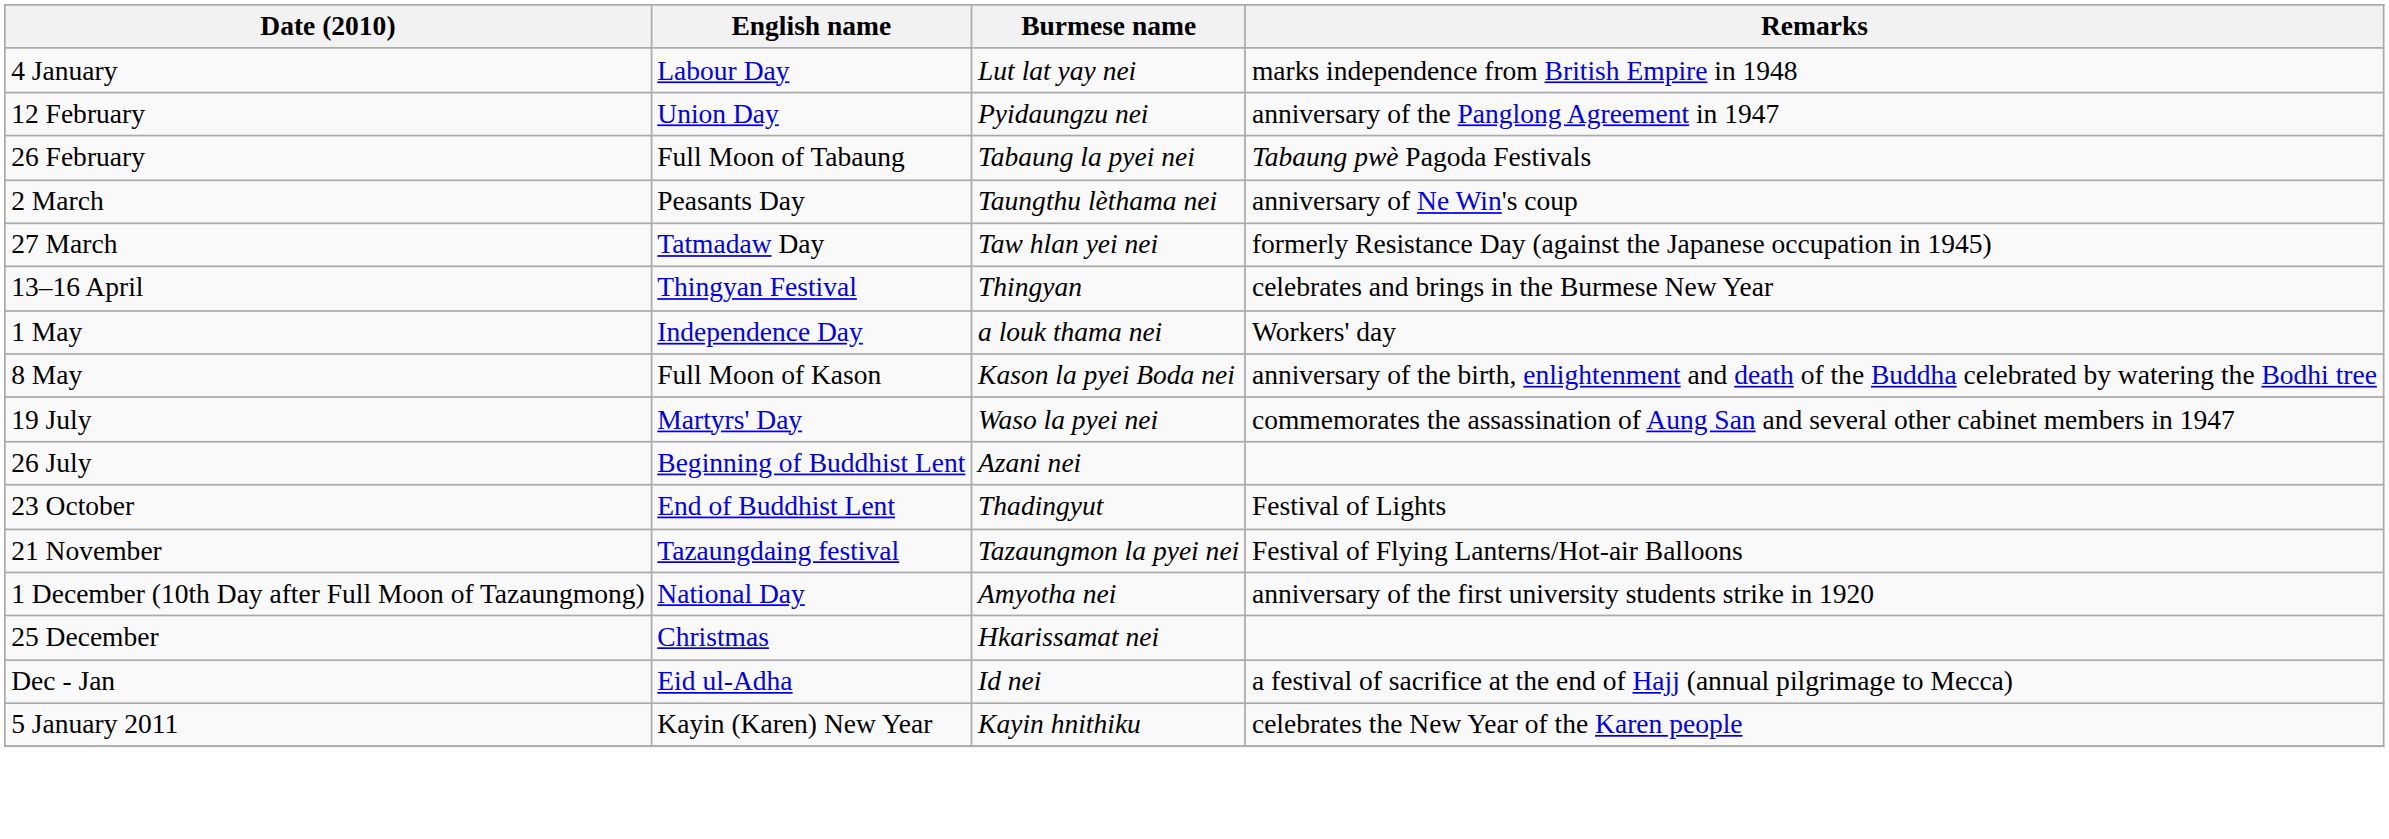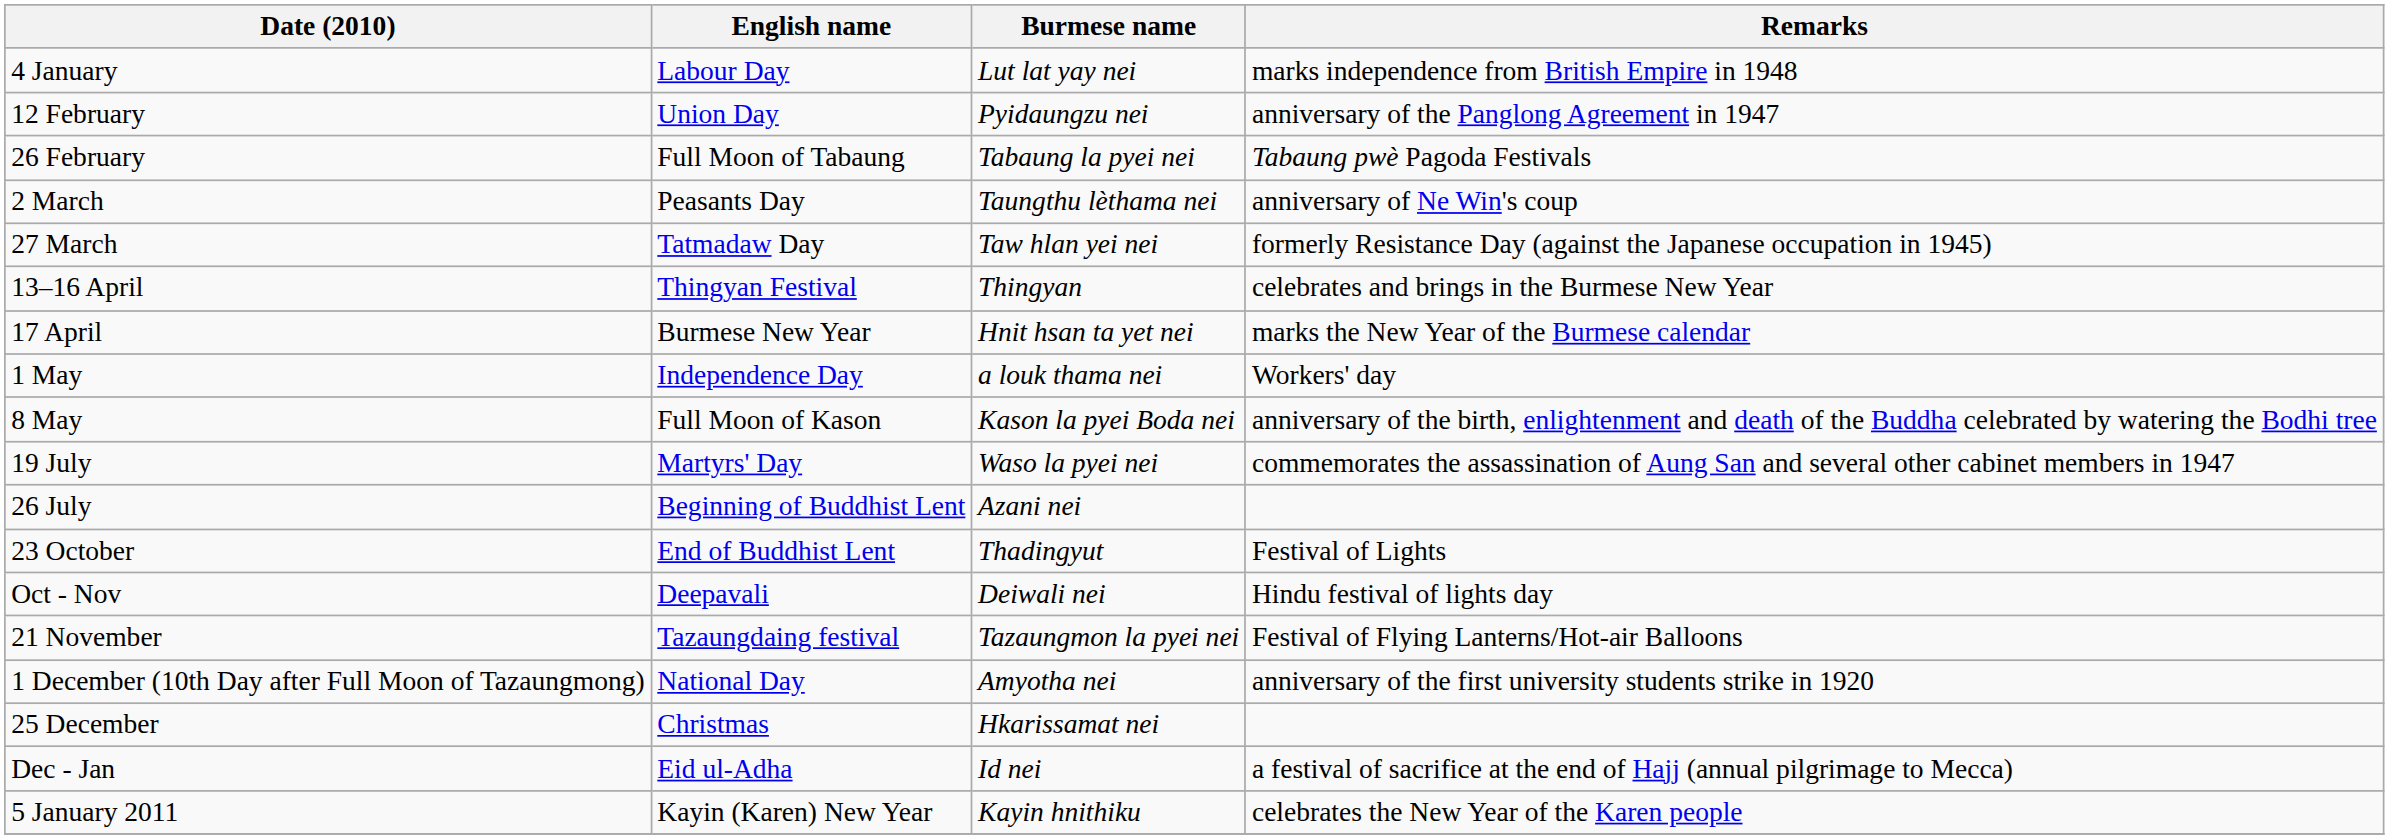+ row: (57, 331)
+ row: (66, 593)
